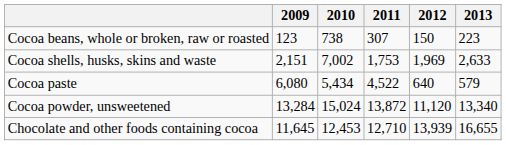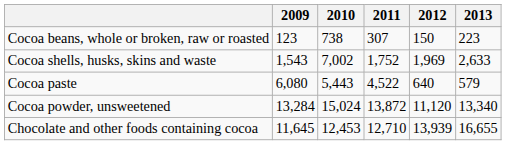(292, 60) 2,151 -> (292, 60) 1,543
(383, 60) 1,753 -> (383, 60) 1,752
(337, 83) 5,434 -> (337, 83) 5,443
